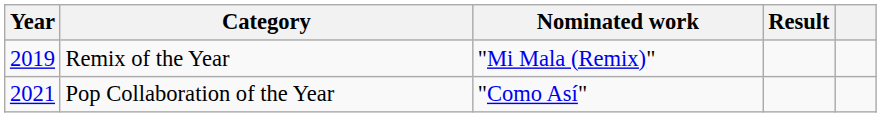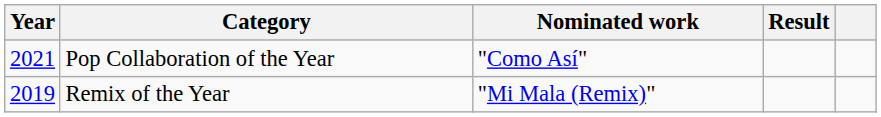rows swapped: (148, 58) <-> (200, 93)
